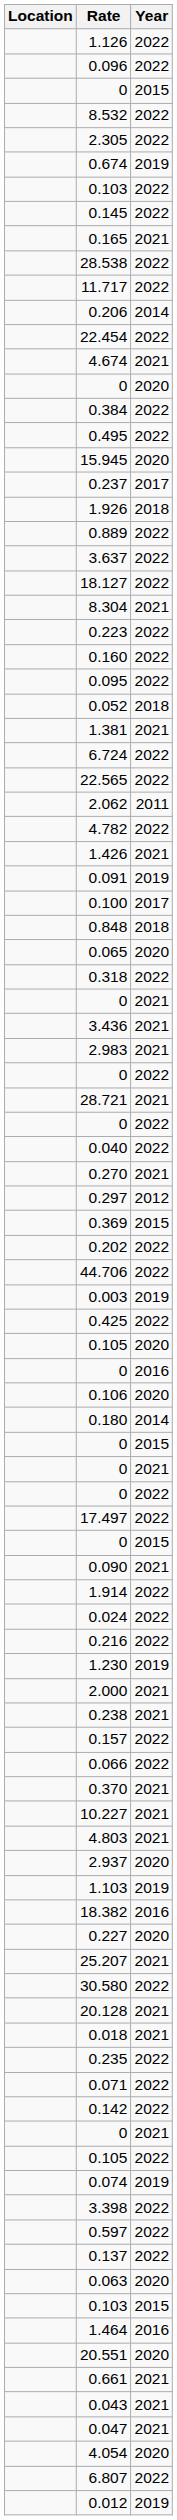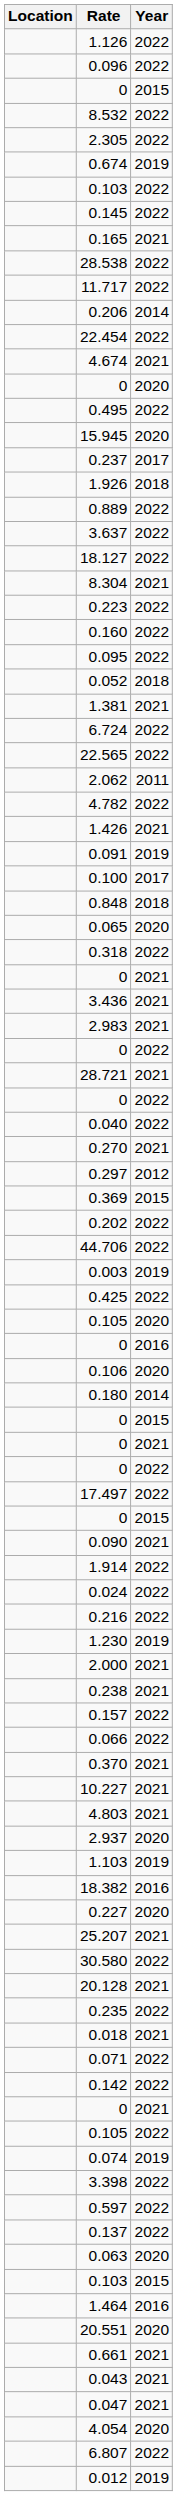- row: (108, 410)
rows swapped: (108, 2035) <-> (108, 2059)
